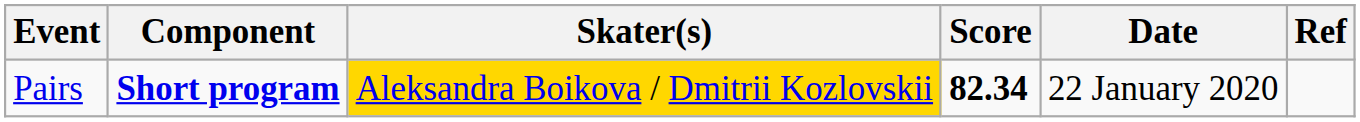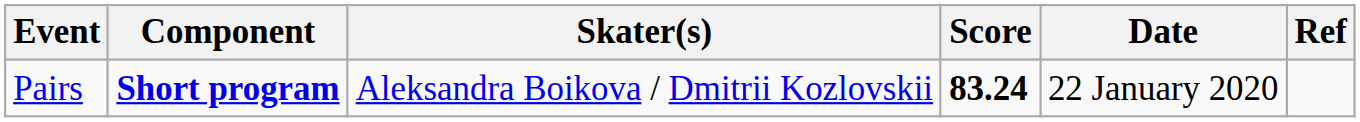(644, 87) gold background -> (644, 87) no background
(988, 87) 82.34 -> (988, 87) 83.24
